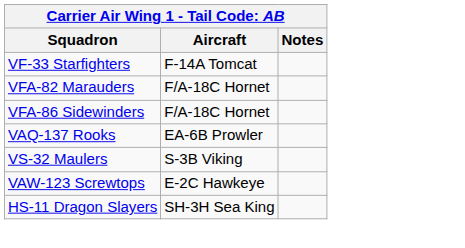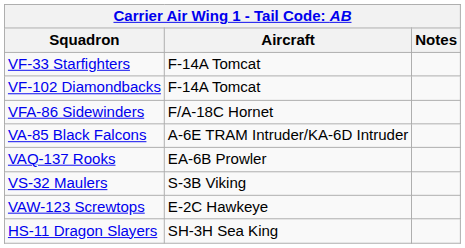+ row: (84, 87)
- row: (71, 87)
+ row: (77, 135)
